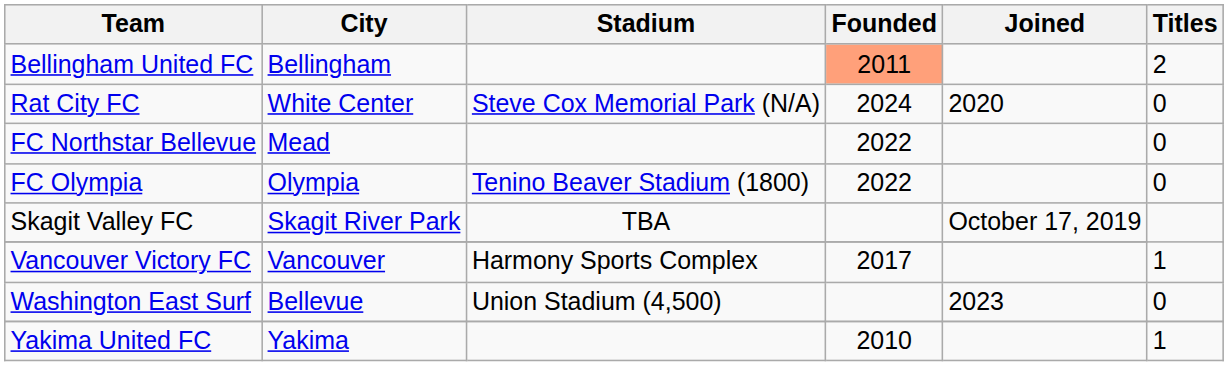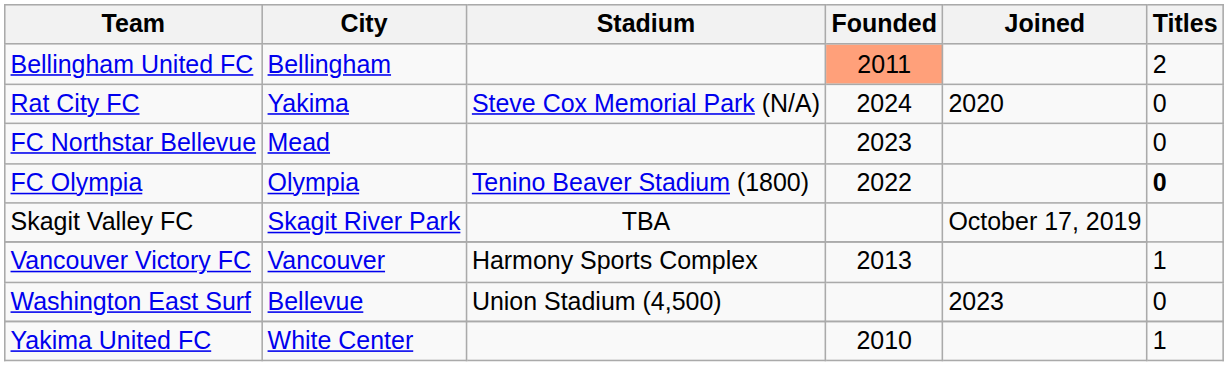(340, 103) White Center -> (308, 103) Yakima
(884, 143) 2022 -> (884, 143) 2023
(1160, 182) normal -> (1160, 182) bold
(884, 261) 2017 -> (884, 261) 2013
(308, 340) Yakima -> (340, 340) White Center
